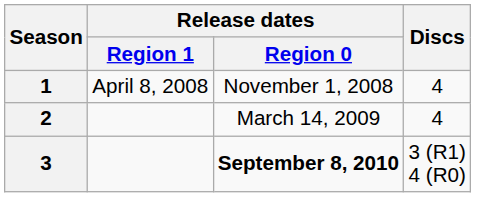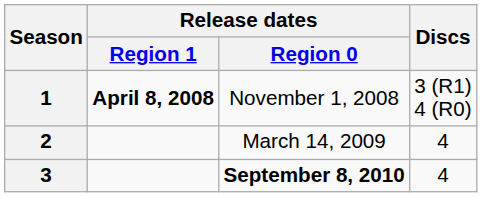(150, 86) normal -> (153, 97) bold
(437, 86) 4 -> (443, 97) 3 (R1) 4 (R0)
(437, 163) 3 (R1) 4 (R0) -> (443, 175) 4
